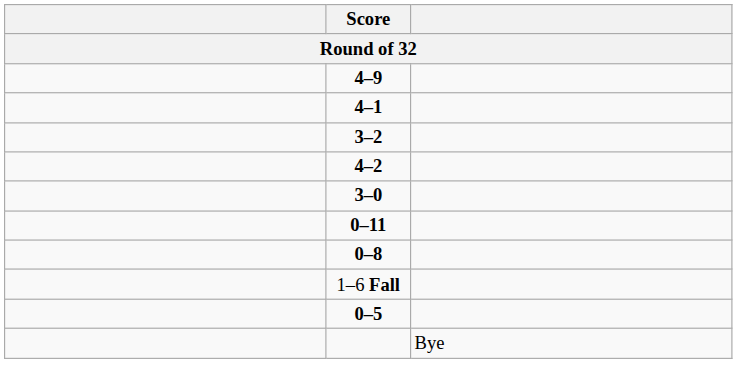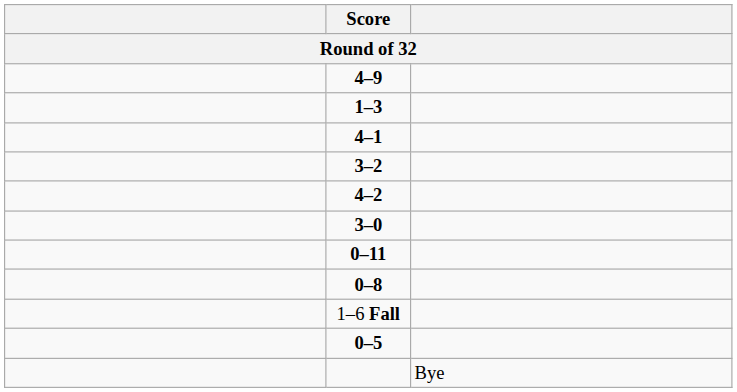+ row: (368, 107)
